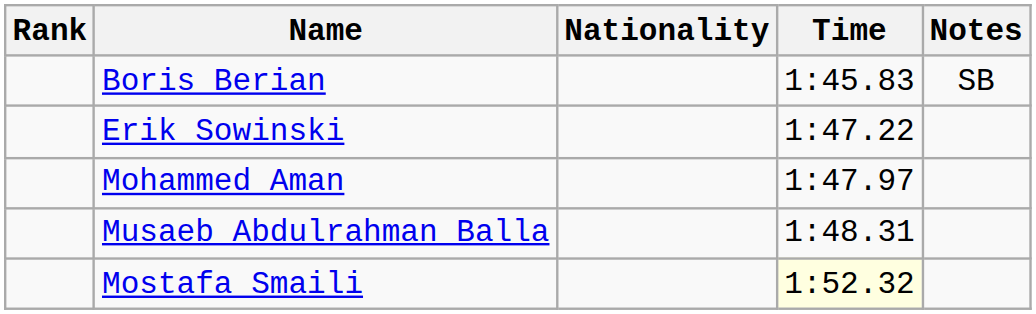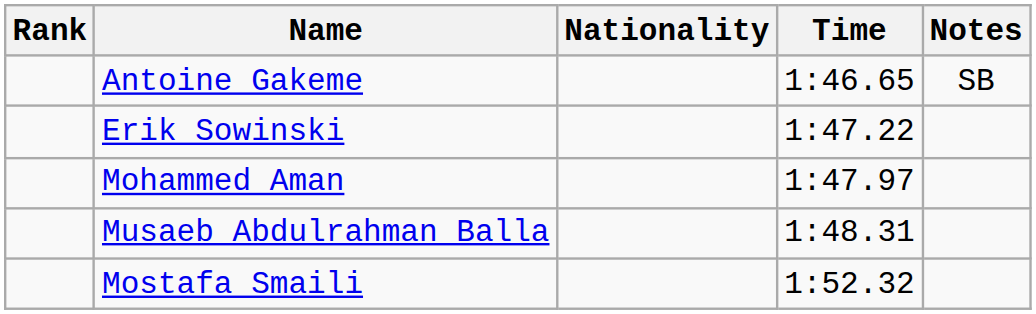- row: (214, 81)
+ row: (233, 81)
(849, 284) lightyellow background -> (849, 284) no background
